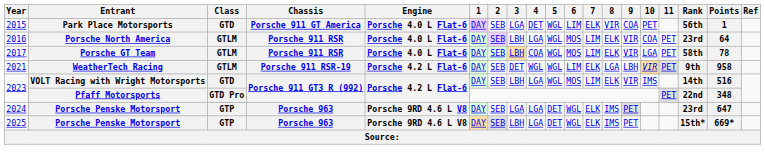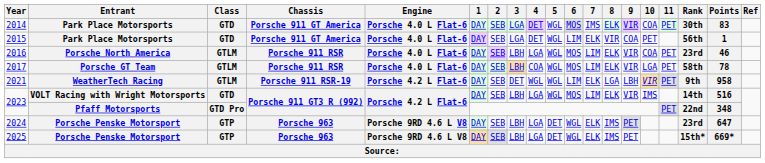+ row: (16, 25)
(724, 39) 64 -> (724, 53) 46
(517, 109) LGA -> (517, 123) LBH
